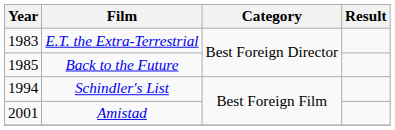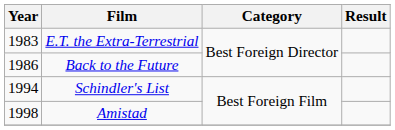(23, 64) 1985 -> (23, 64) 1986
(23, 112) 2001 -> (23, 112) 1998
